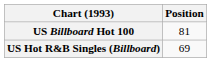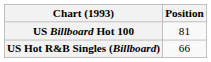(184, 48) 69 -> (184, 48) 66
